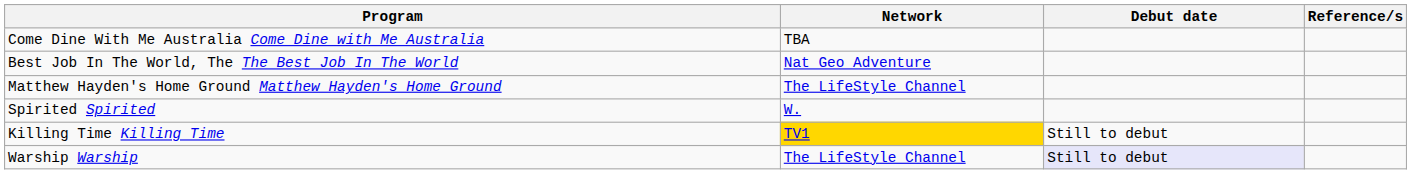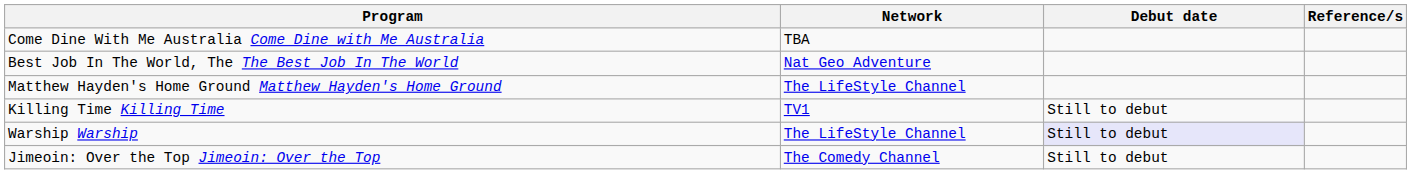- row: (82, 110)
(797, 134) gold background -> (797, 110) no background
+ row: (194, 157)
